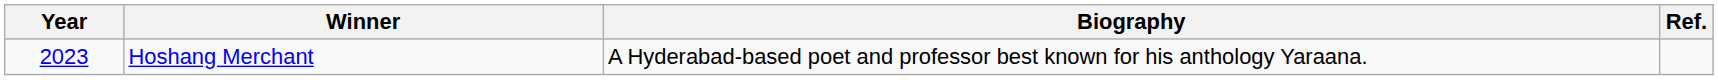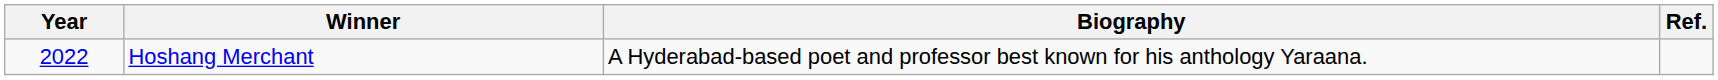(64, 56) 2023 -> (64, 56) 2022
